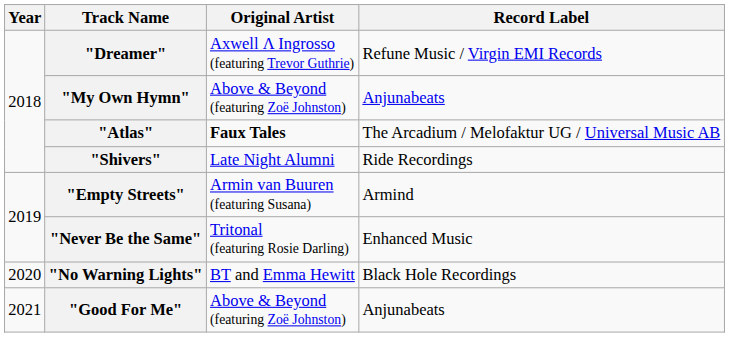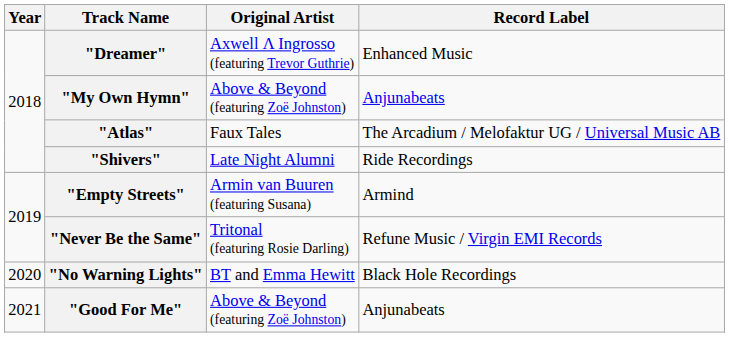(482, 52) Refune Music / Virgin EMI Records -> (418, 52) Enhanced Music
(248, 133) bold -> (246, 133) normal
(418, 239) Enhanced Music -> (482, 239) Refune Music / Virgin EMI Records
